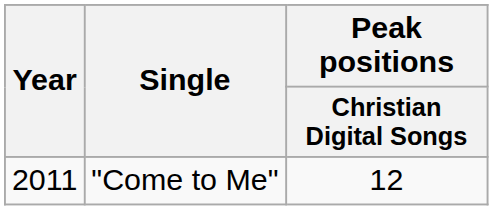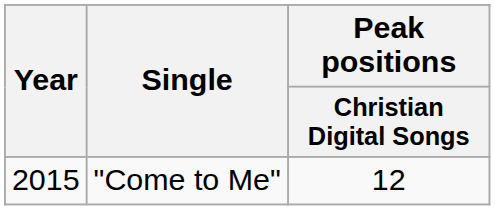(45, 180) 2011 -> (46, 180) 2015
